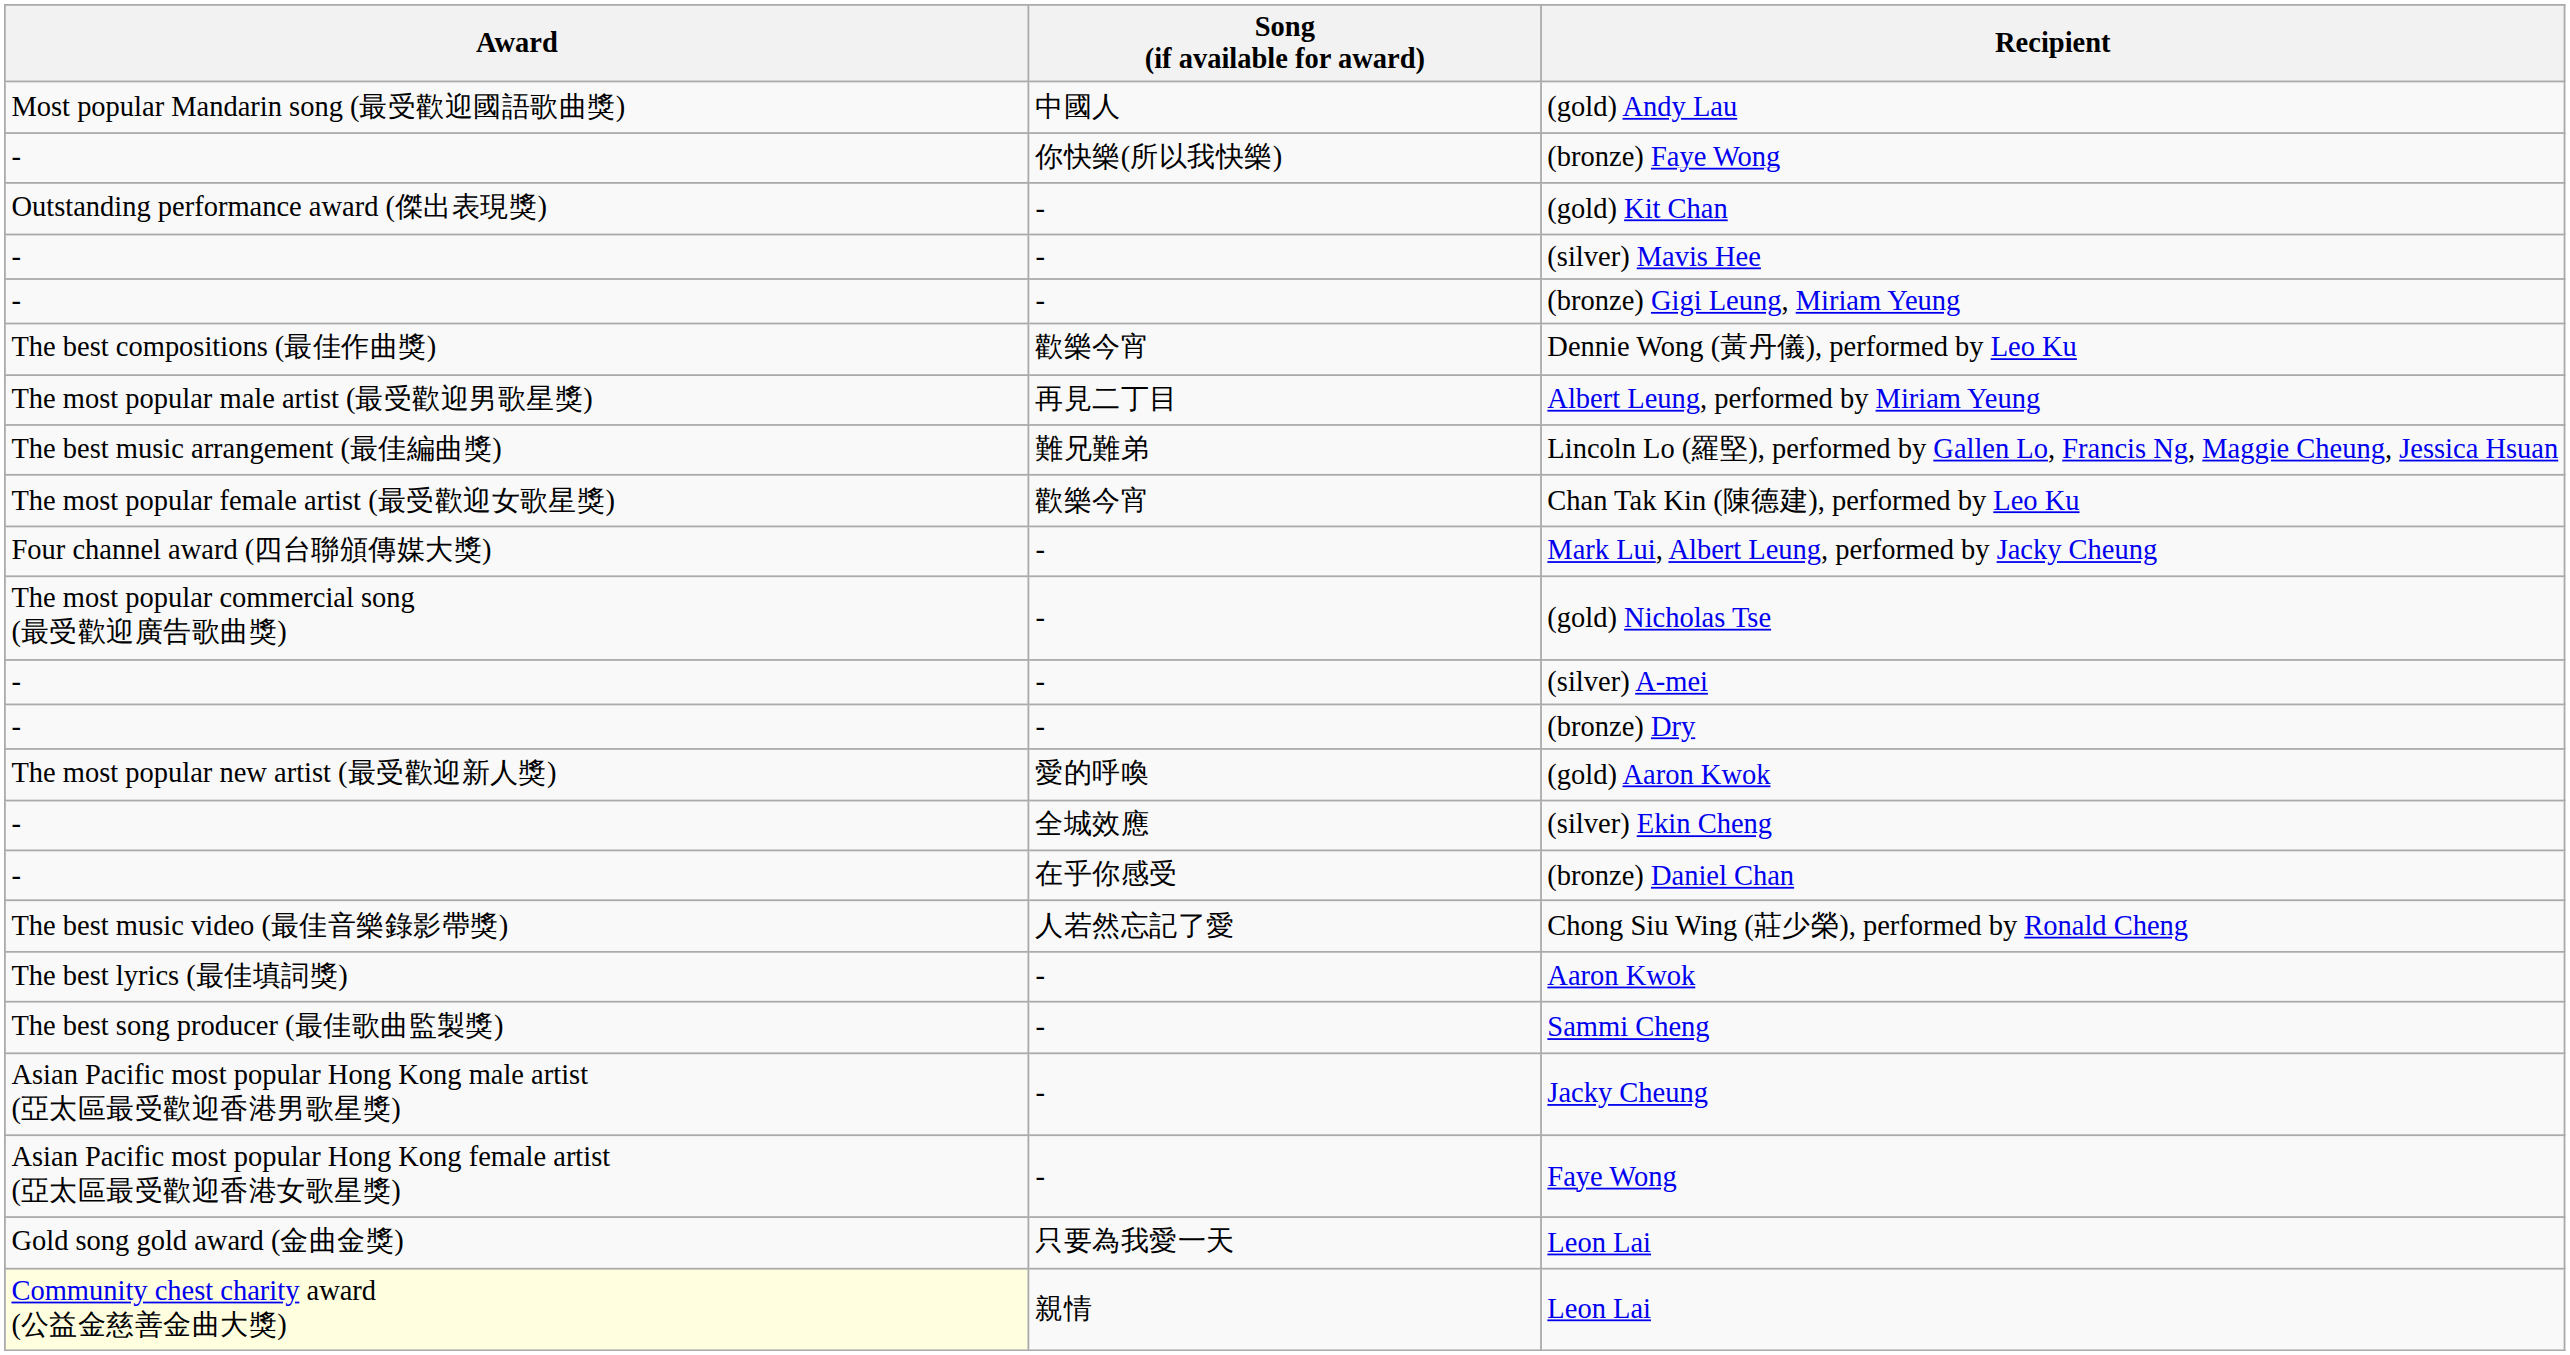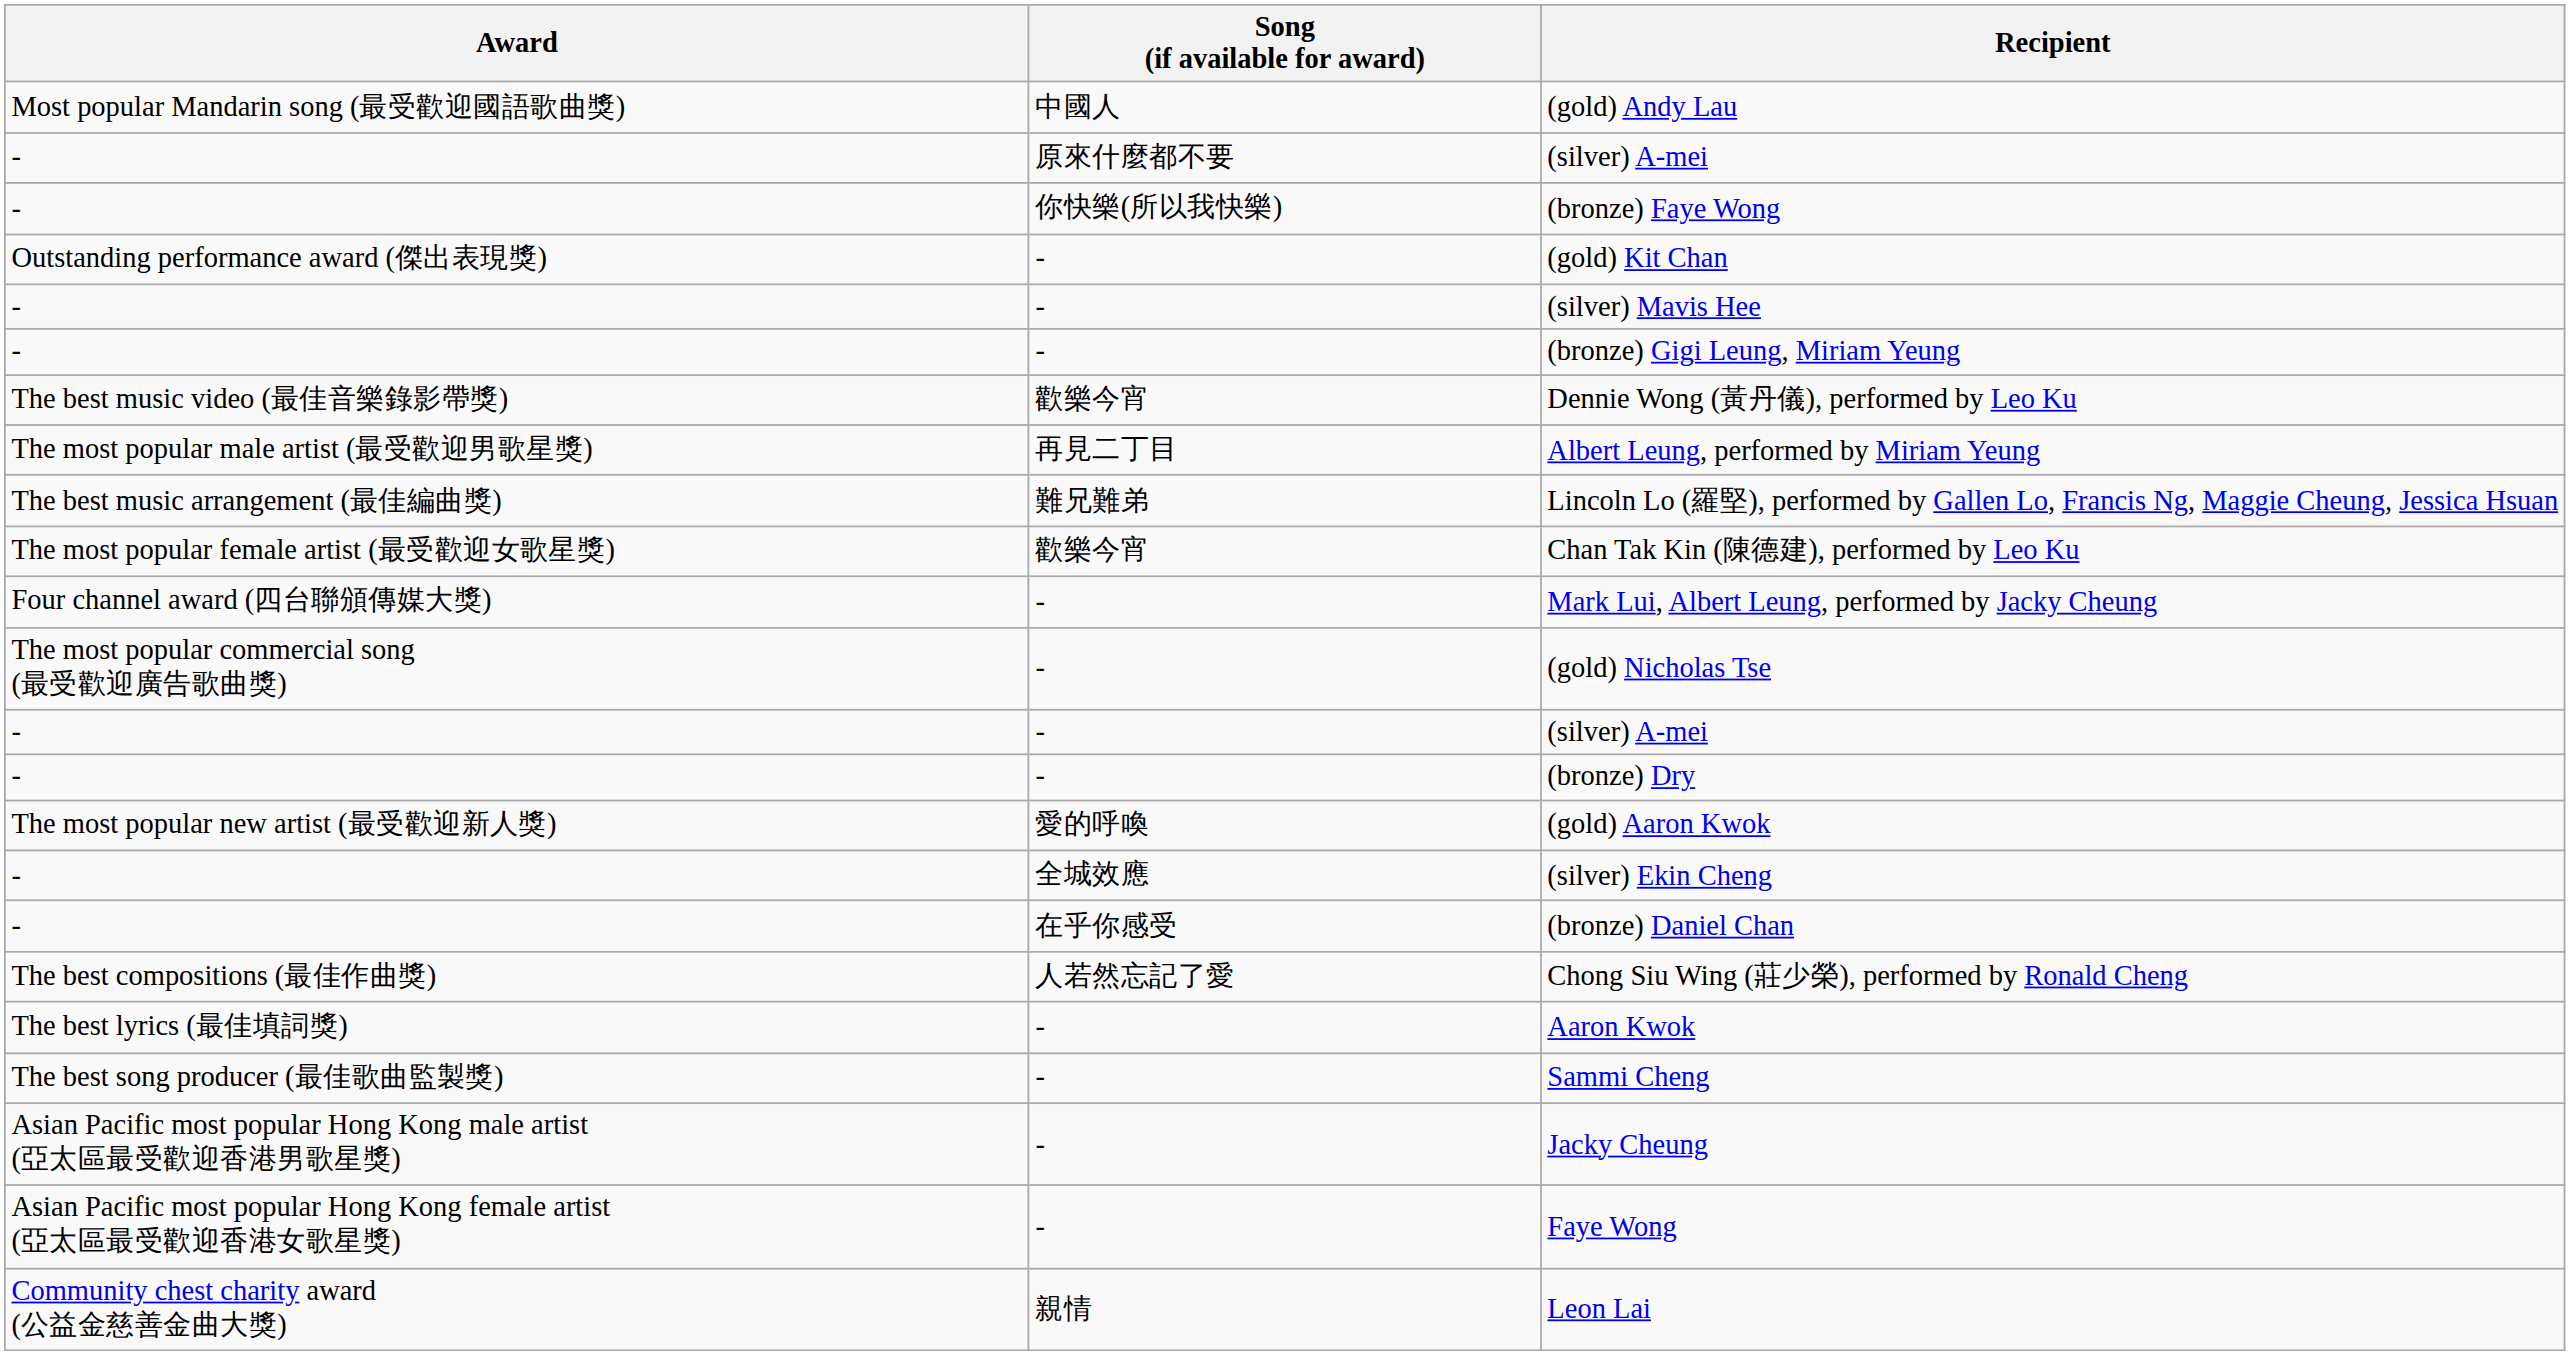+ row: (1135, 156)
(224, 347) The best compositions (最佳作曲獎) -> (260, 398) The best music video (最佳音樂錄影帶獎)
(260, 924) The best music video (最佳音樂錄影帶獎) -> (224, 975) The best compositions (最佳作曲獎)
- row: (1135, 1241)
(194, 1307) lightyellow background -> (194, 1307) no background
